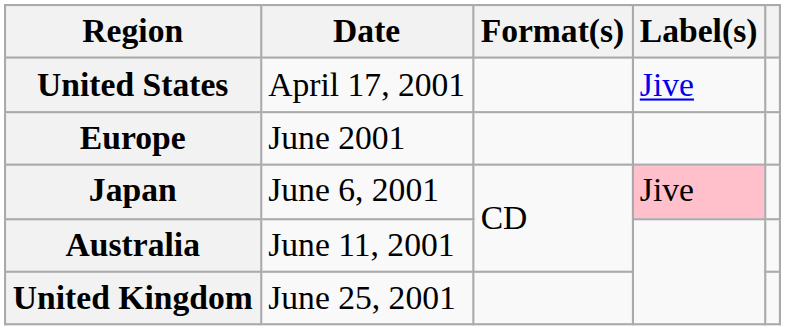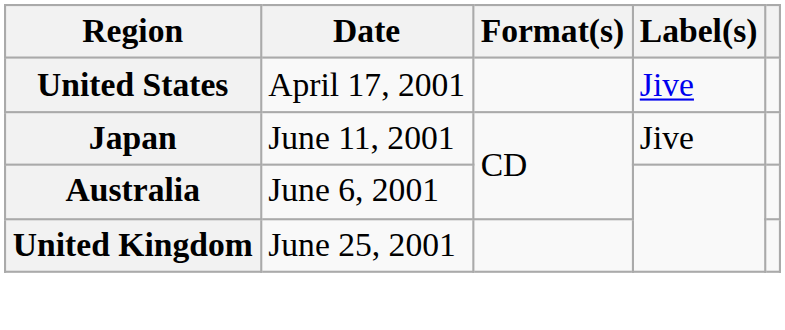- row: (133, 137)
(354, 191) June 6, 2001 -> (361, 137) June 11, 2001
(667, 191) pink background -> (667, 137) no background
(361, 244) June 11, 2001 -> (354, 191) June 6, 2001
